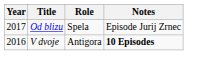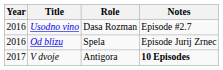+ row: (55, 27)
(16, 27) 2017 -> (16, 42) 2016
(16, 42) 2016 -> (16, 57) 2017
